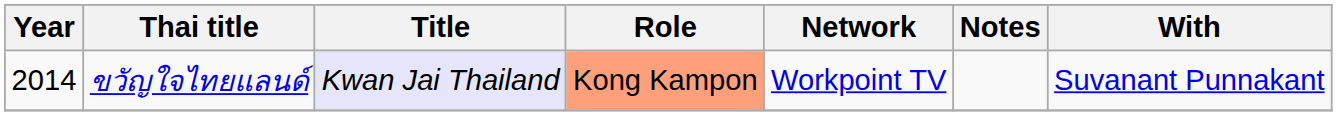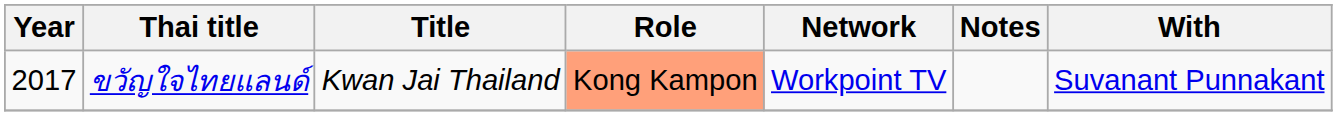(44, 80) 2014 -> (44, 80) 2017
(441, 80) lavender background -> (441, 80) no background
